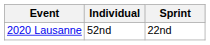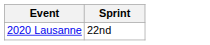- column: (115, 13)
